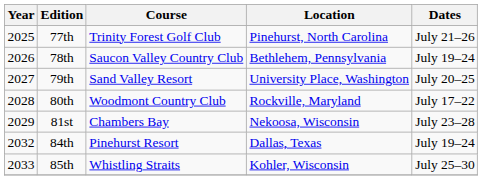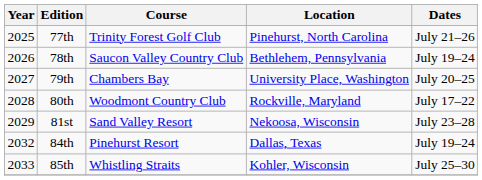(141, 79) Sand Valley Resort -> (129, 79) Chambers Bay
(129, 121) Chambers Bay -> (141, 121) Sand Valley Resort
